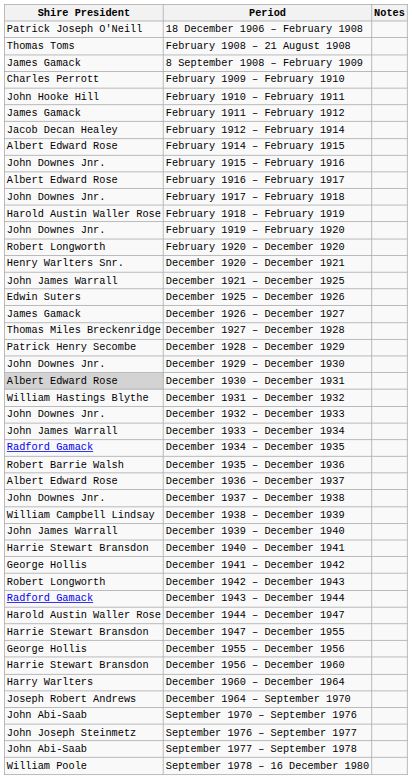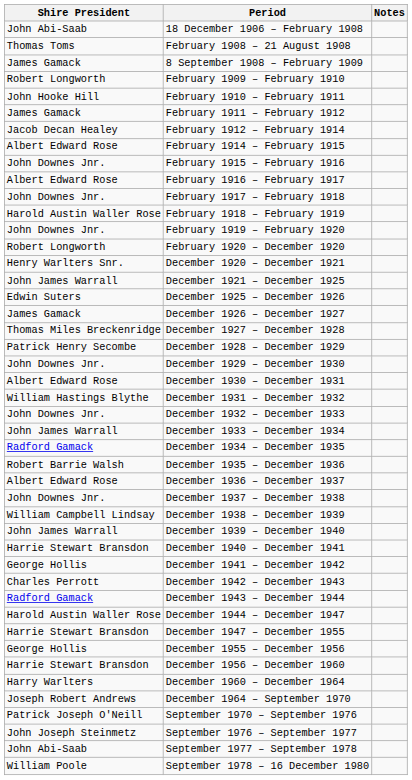(75, 30) Patrick Joseph O'Neill -> (47, 30) John Abi-Saab
(53, 80) Charles Perrott -> (56, 80) Robert Longworth
(62, 381) lightgrey background -> (62, 381) no background
(56, 582) Robert Longworth -> (53, 582) Charles Perrott
(47, 716) John Abi-Saab -> (75, 716) Patrick Joseph O'Neill
